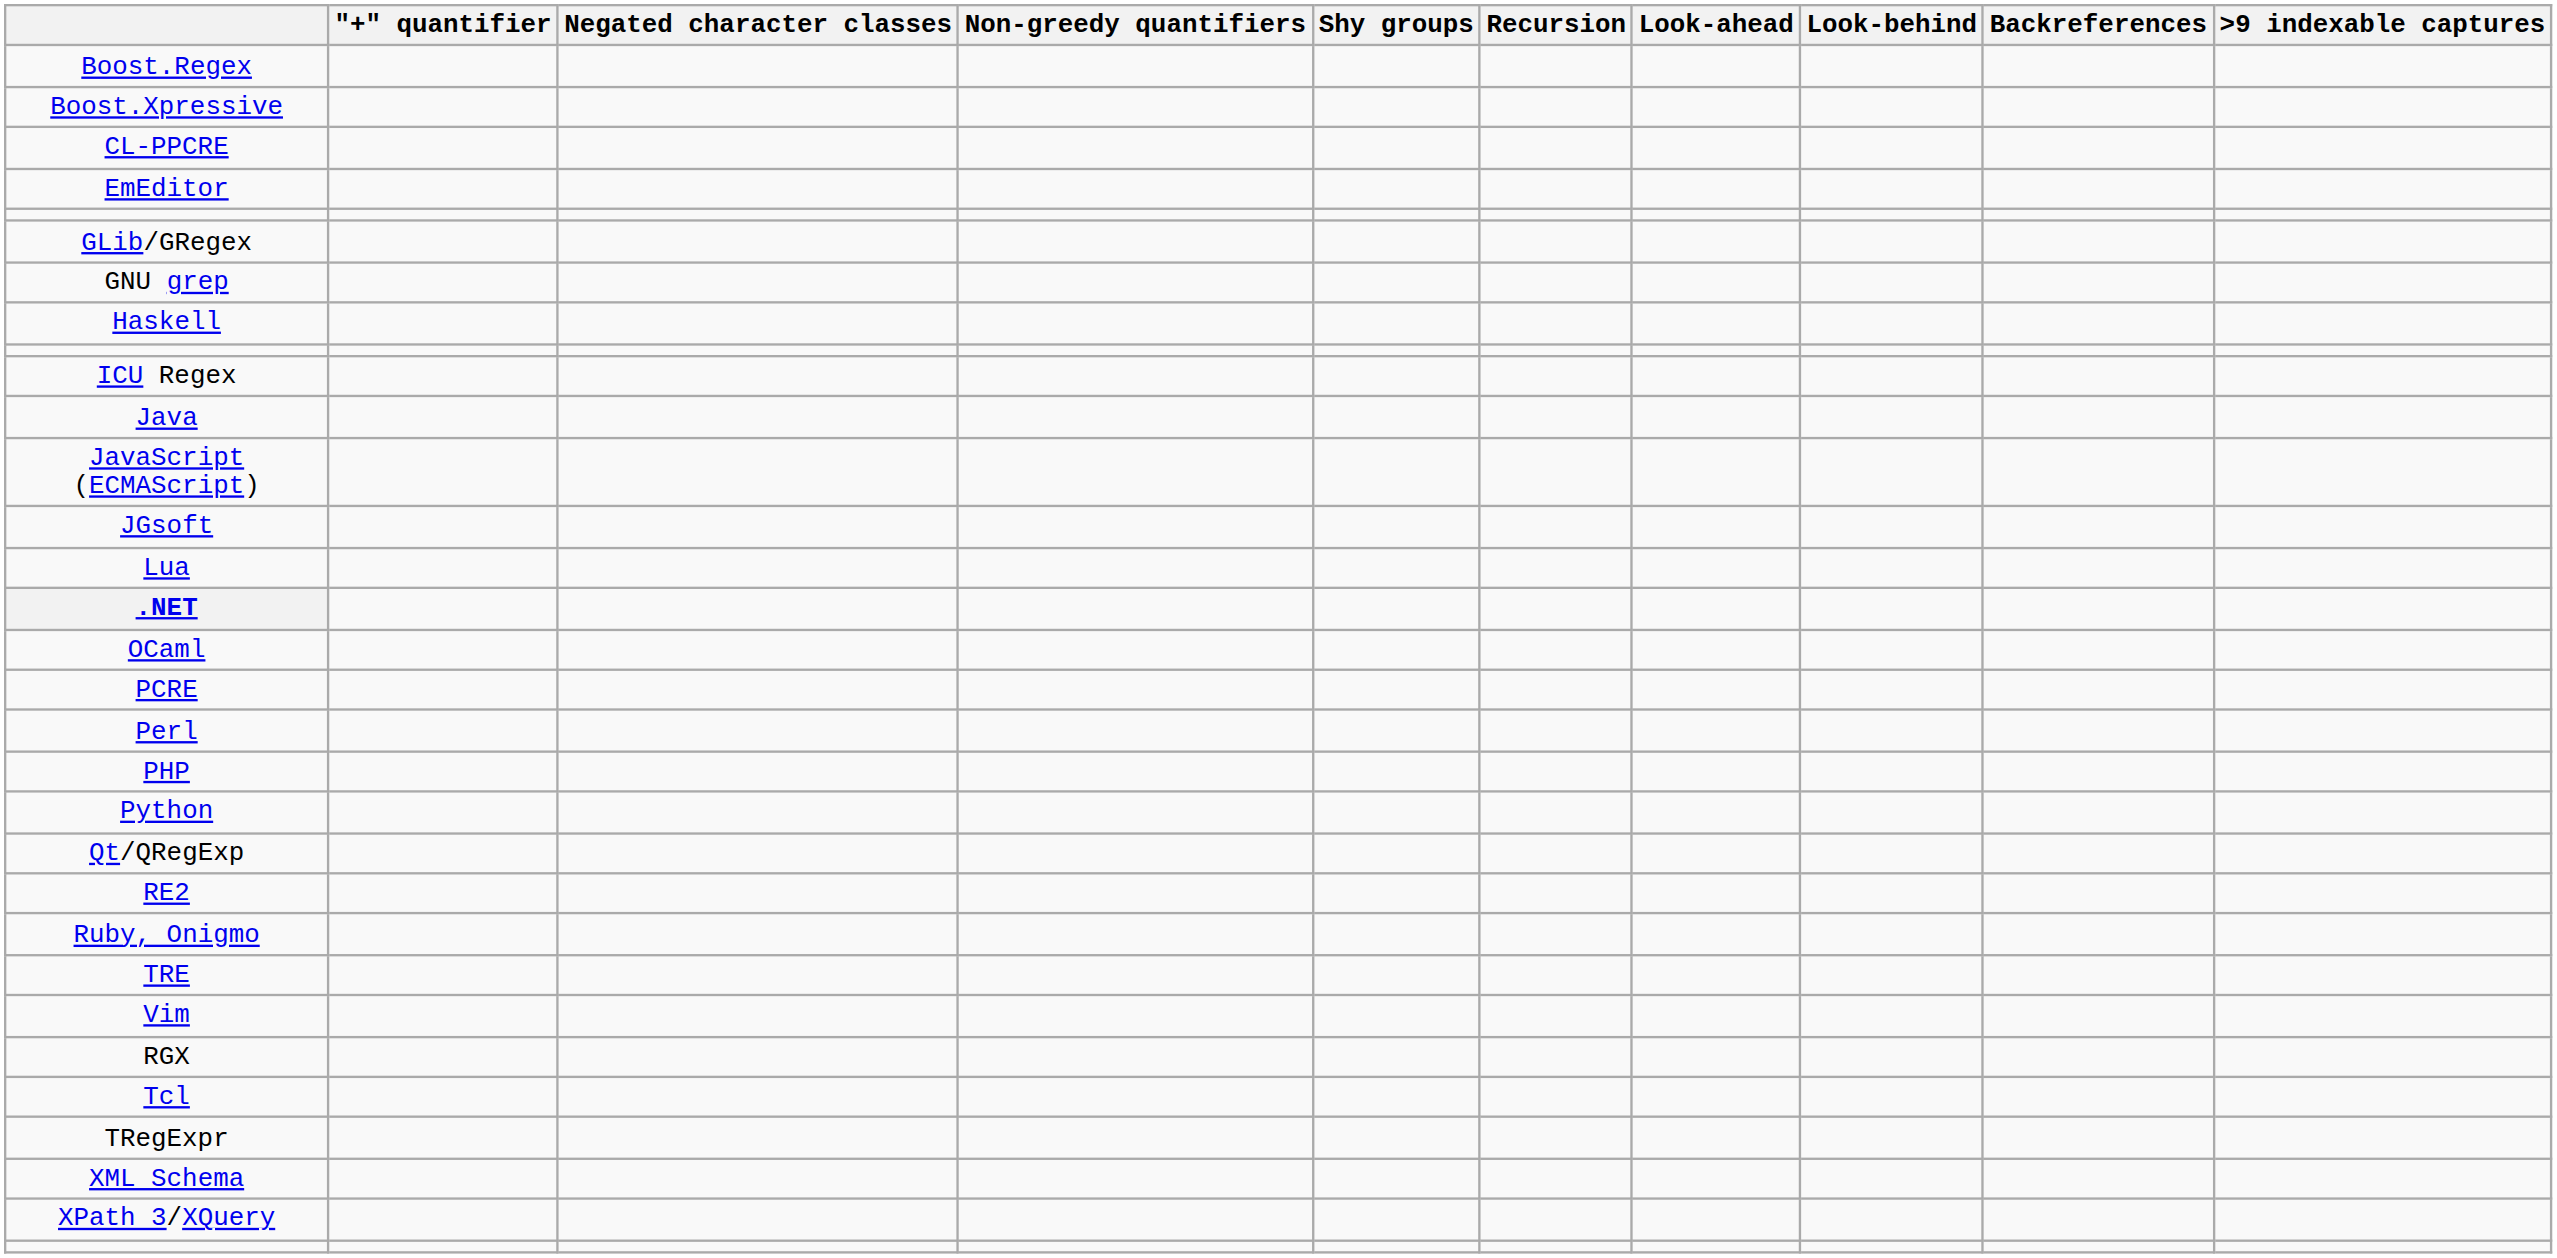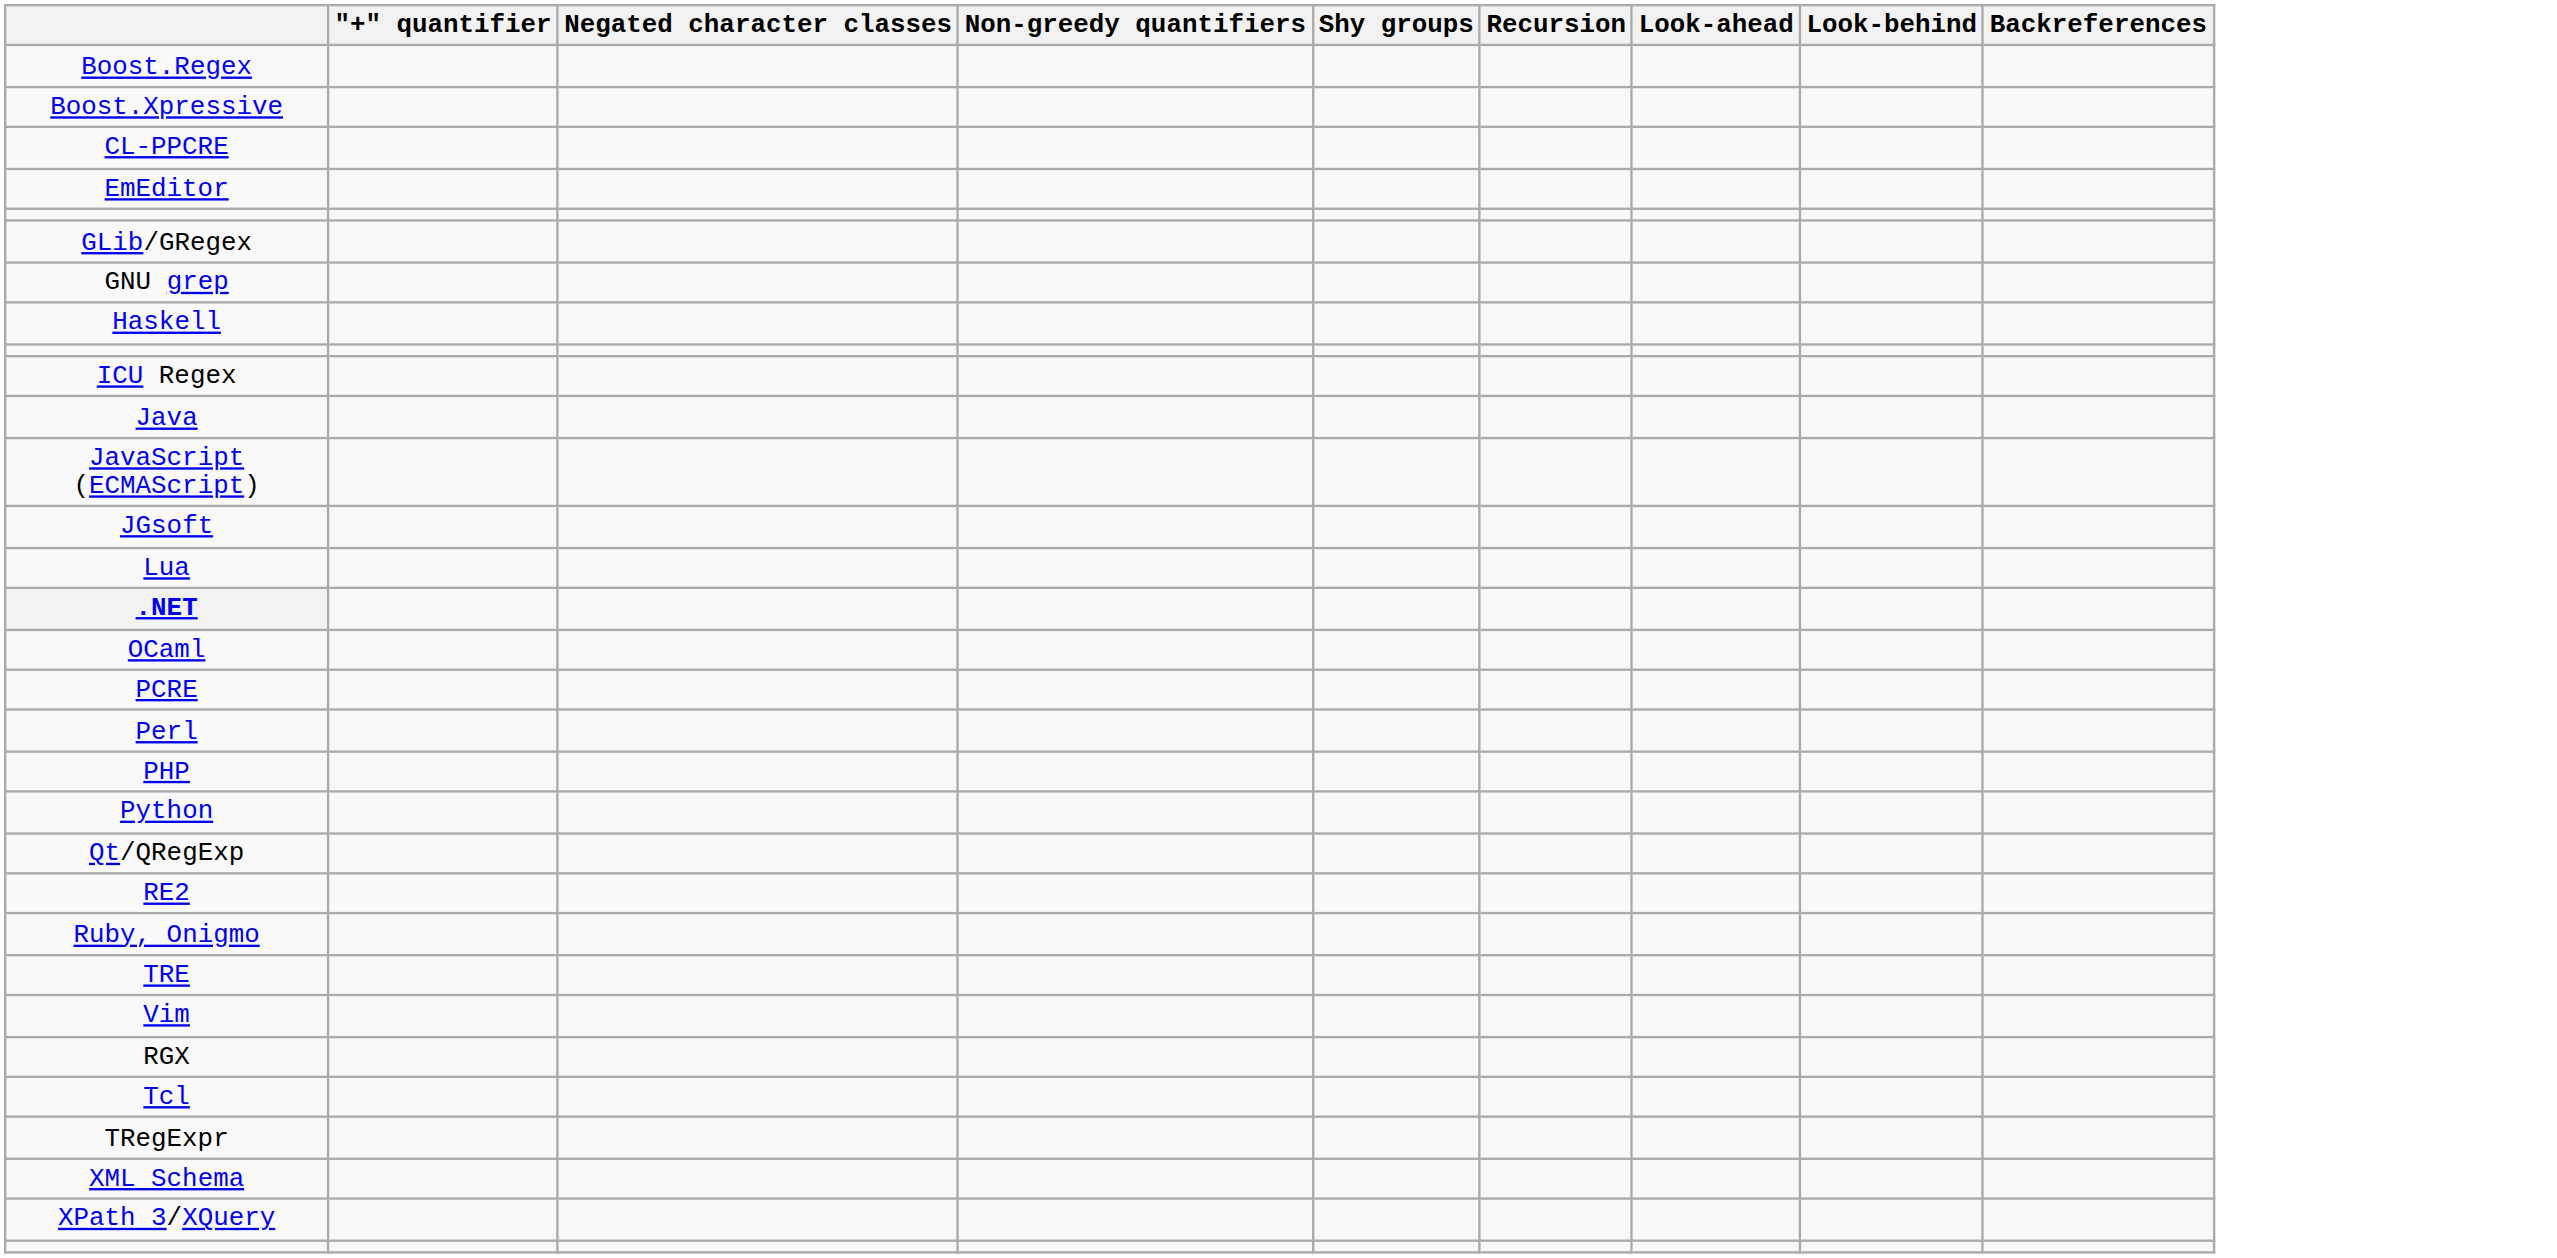- column: (2383, 26)
